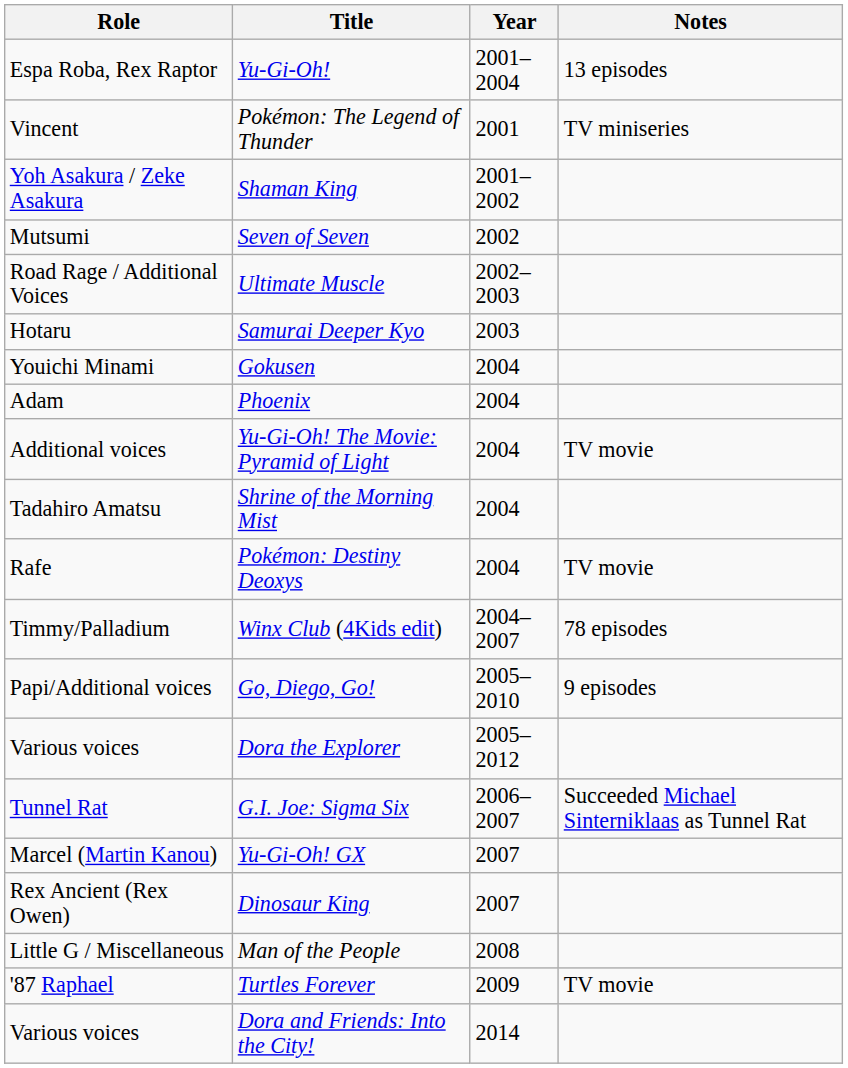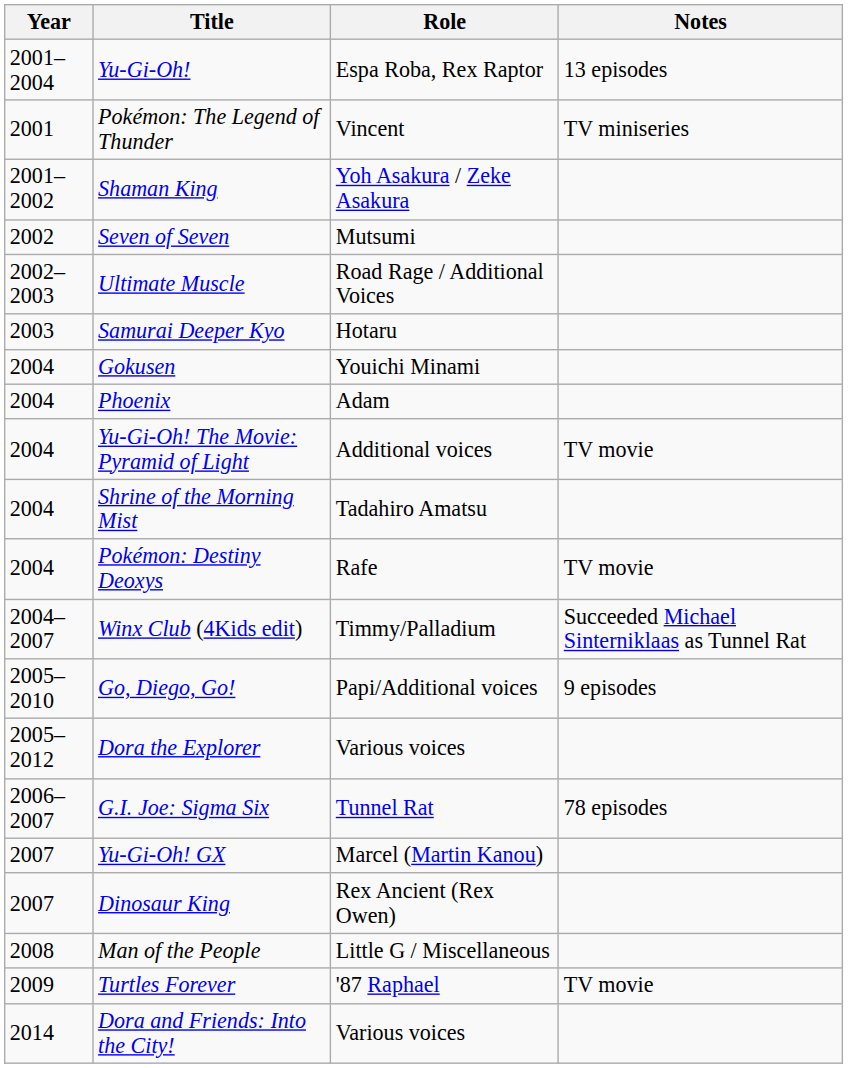columns swapped: (515, 22) <-> (119, 22)
(616, 628) 78 episodes -> (685, 628) Succeeded Michael Sinterniklaas as Tunnel Rat
(685, 808) Succeeded Michael Sinterniklaas as Tunnel Rat -> (616, 808) 78 episodes
